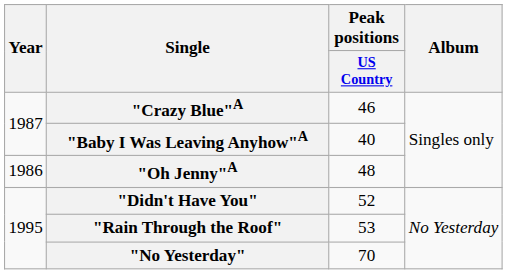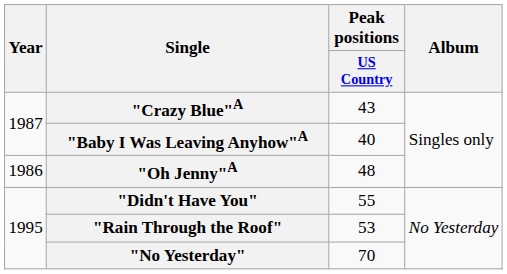(367, 107) 46 -> (367, 107) 43
(367, 200) 52 -> (367, 200) 55
